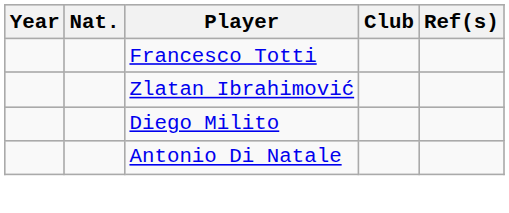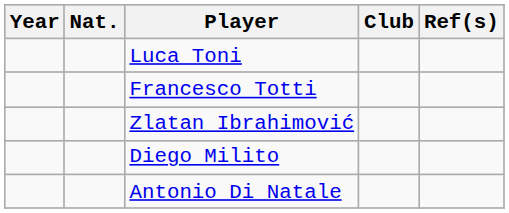+ row: (186, 56)
